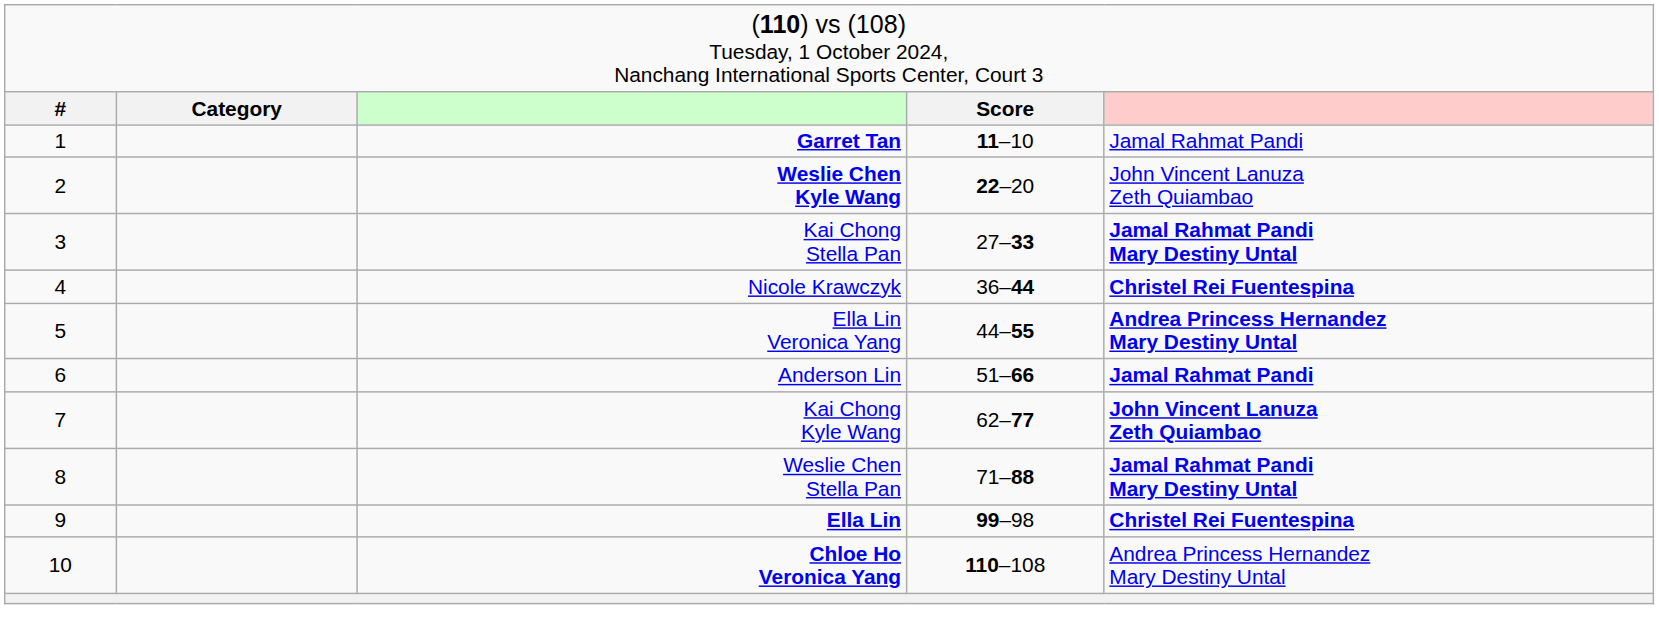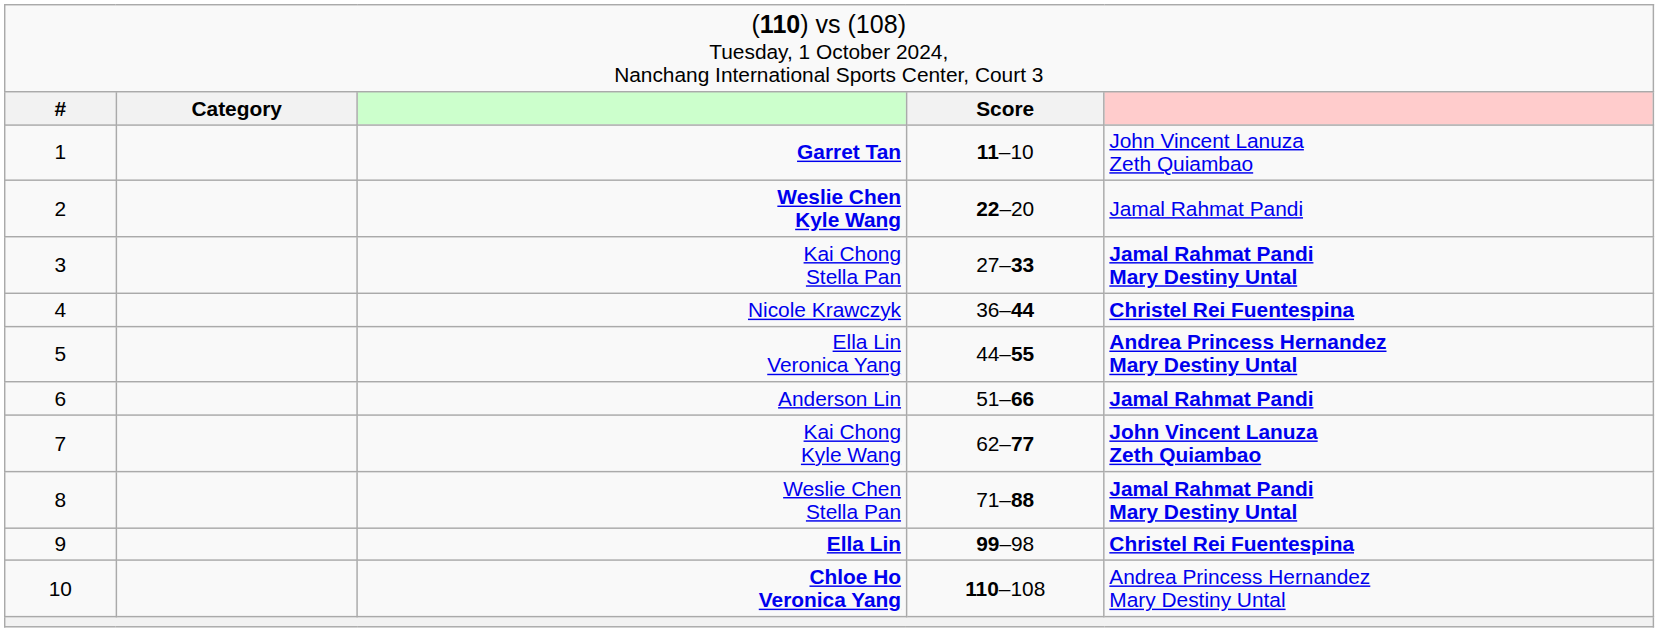(1206, 141) Jamal Rahmat Pandi -> (1207, 153) John Vincent Lanuza Zeth Quiambao
(1207, 186) John Vincent Lanuza Zeth Quiambao -> (1206, 209) Jamal Rahmat Pandi
